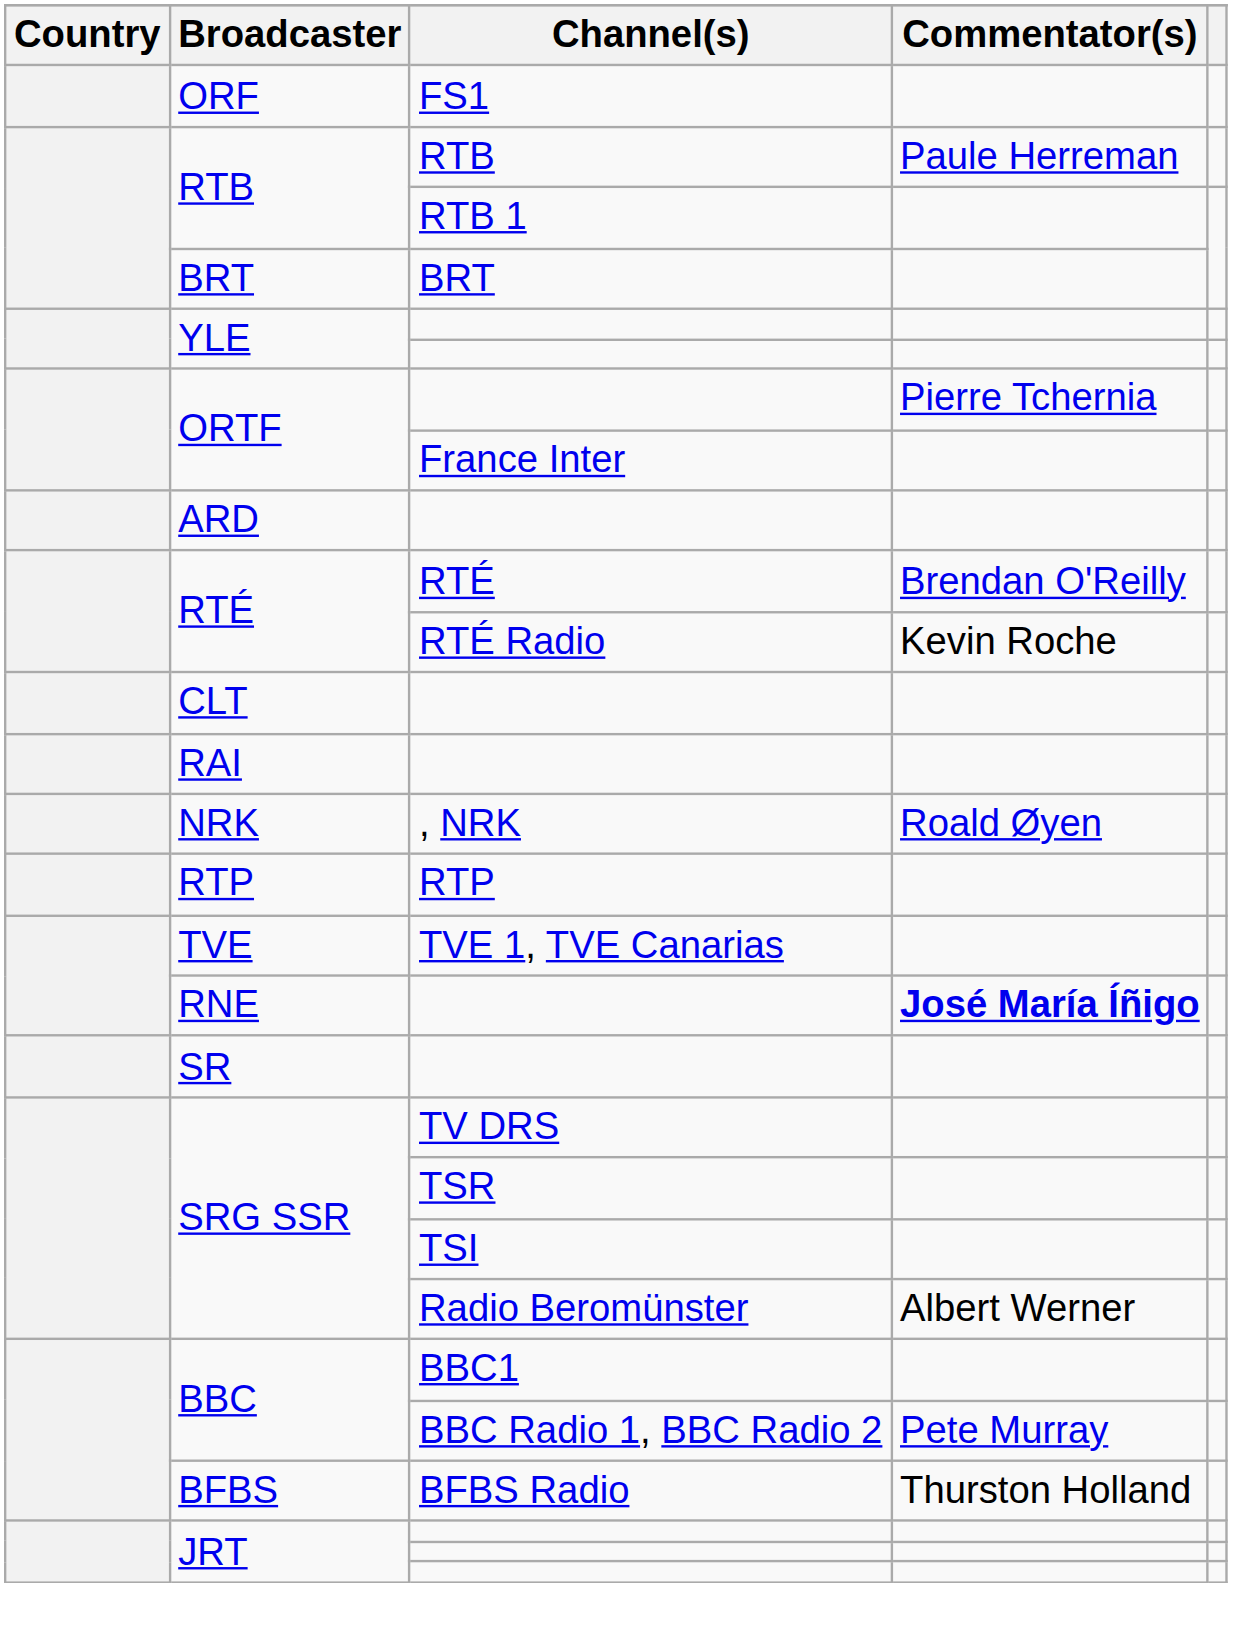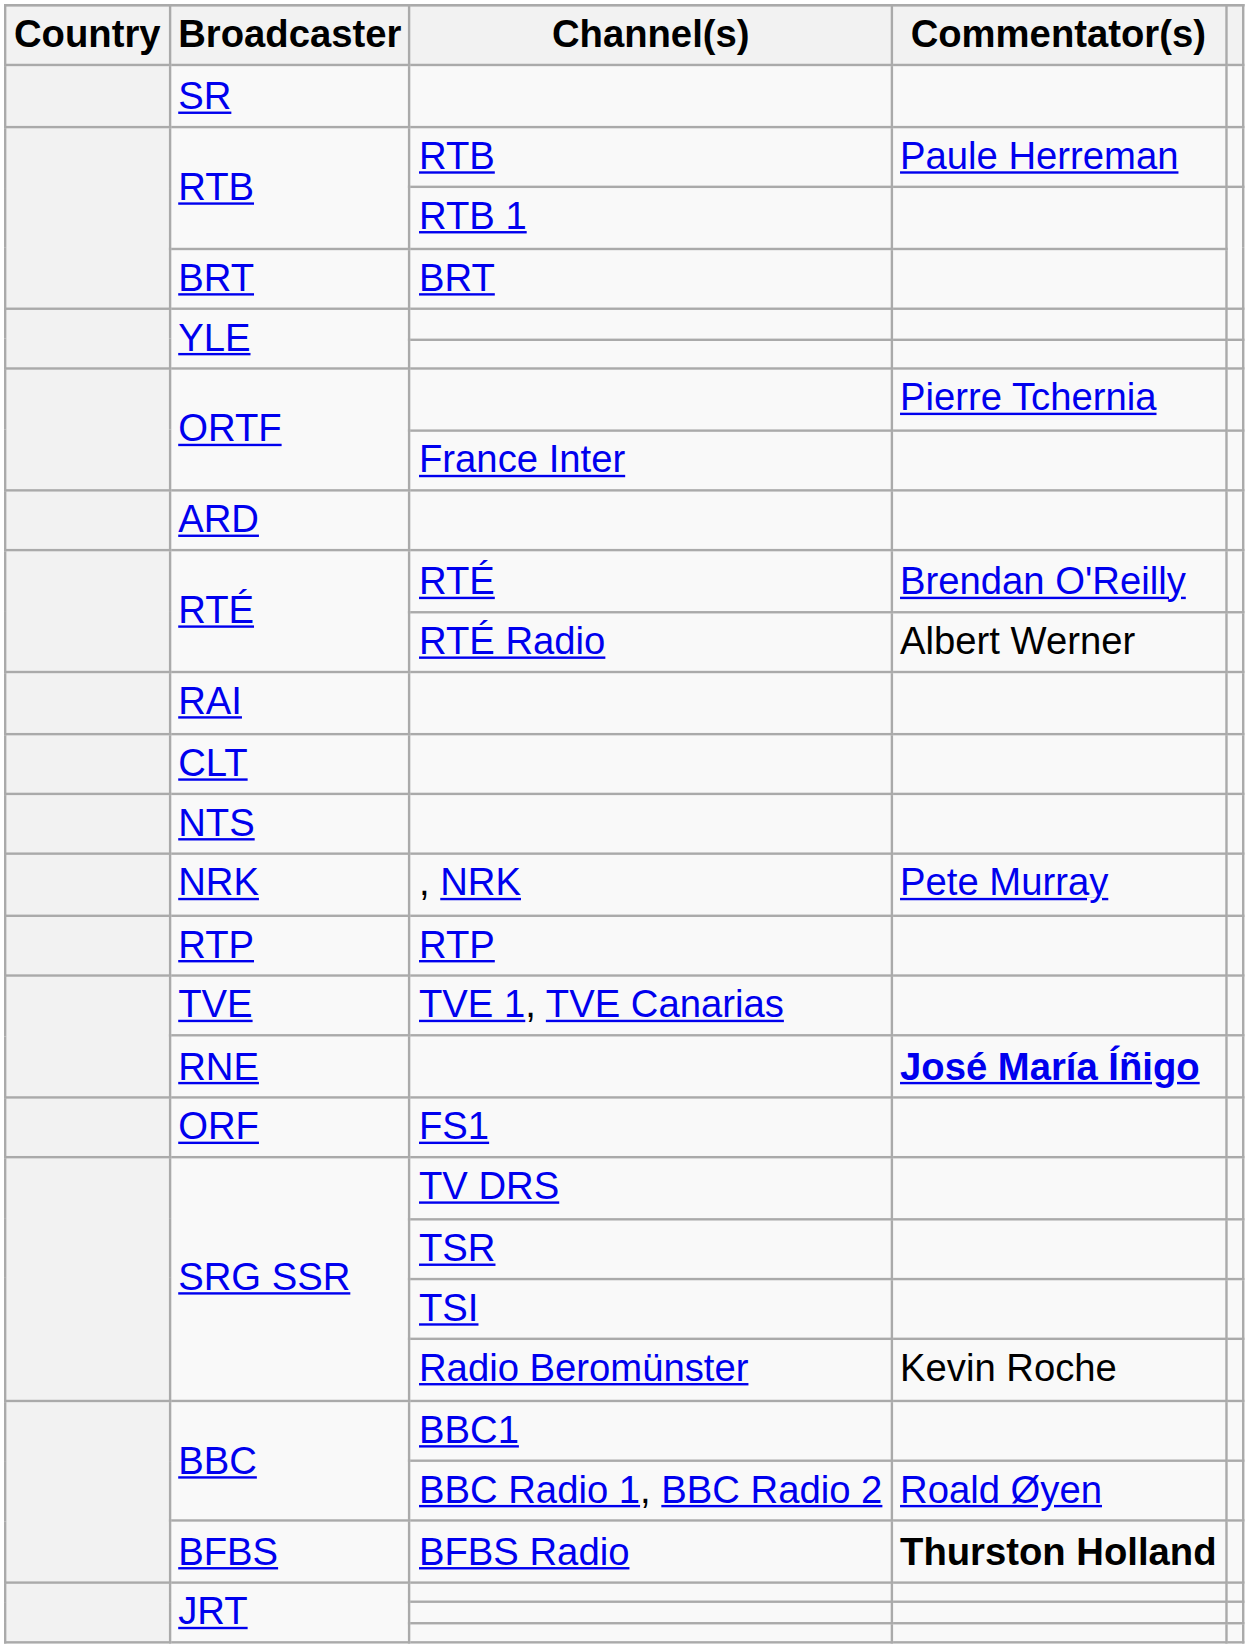rows swapped: (219, 95) <-> (205, 1065)
(1008, 641) Kevin Roche -> (1018, 641) Albert Werner
rows swapped: (210, 762) <-> (213, 701)
+ row: (216, 823)
(1001, 823) Roald Øyen -> (1004, 883) Pete Murray
(1018, 1308) Albert Werner -> (1008, 1369) Kevin Roche
(1004, 1429) Pete Murray -> (1001, 1490) Roald Øyen
(1046, 1490) normal -> (1058, 1550) bold
